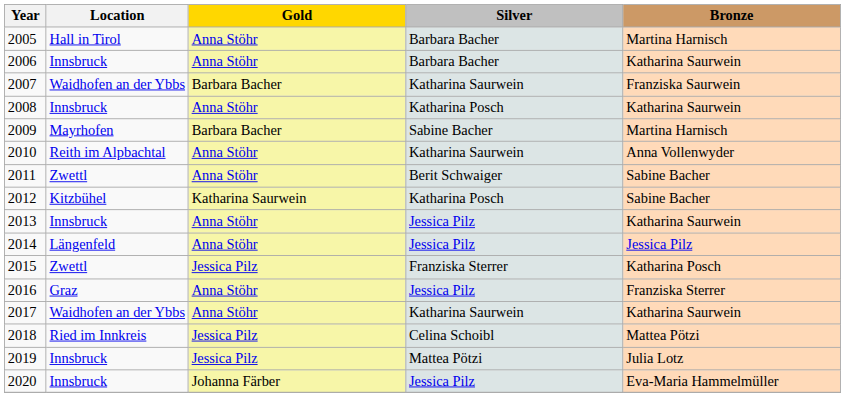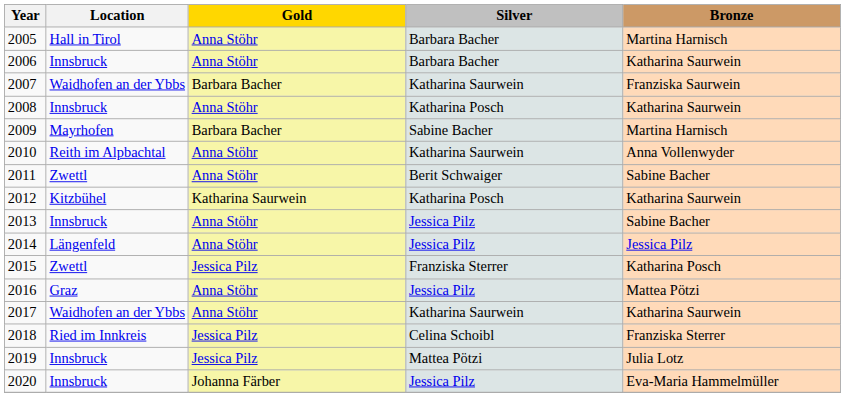(668, 198) Sabine Bacher -> (684, 198) Katharina Saurwein
(684, 221) Katharina Saurwein -> (668, 221) Sabine Bacher
(676, 289) Franziska Sterrer -> (663, 289) Mattea Pötzi
(663, 335) Mattea Pötzi -> (676, 335) Franziska Sterrer
